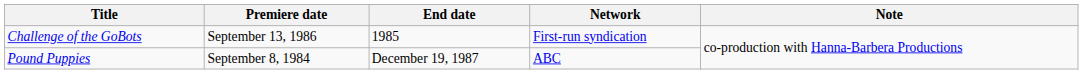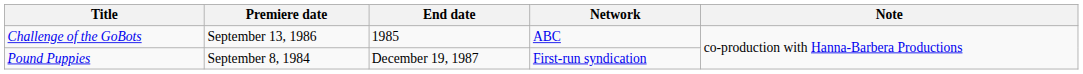(590, 36) First-run syndication -> (547, 36) ABC
(547, 58) ABC -> (590, 58) First-run syndication
